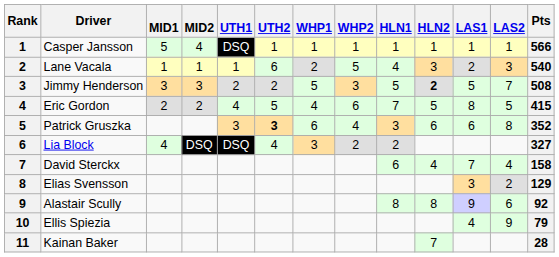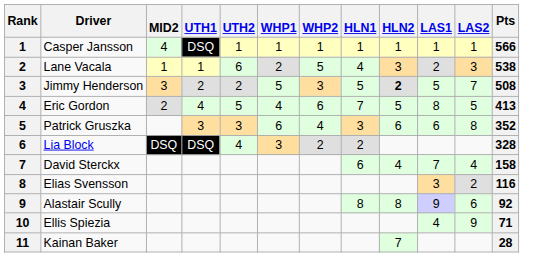- column: (164, 27)
(541, 66) 540 -> (506, 66) 538
(541, 105) 415 -> (506, 105) 413
(274, 125) bold -> (239, 125) normal
(541, 145) 327 -> (506, 145) 328
(541, 184) 129 -> (506, 184) 116
(541, 223) 79 -> (506, 223) 71
